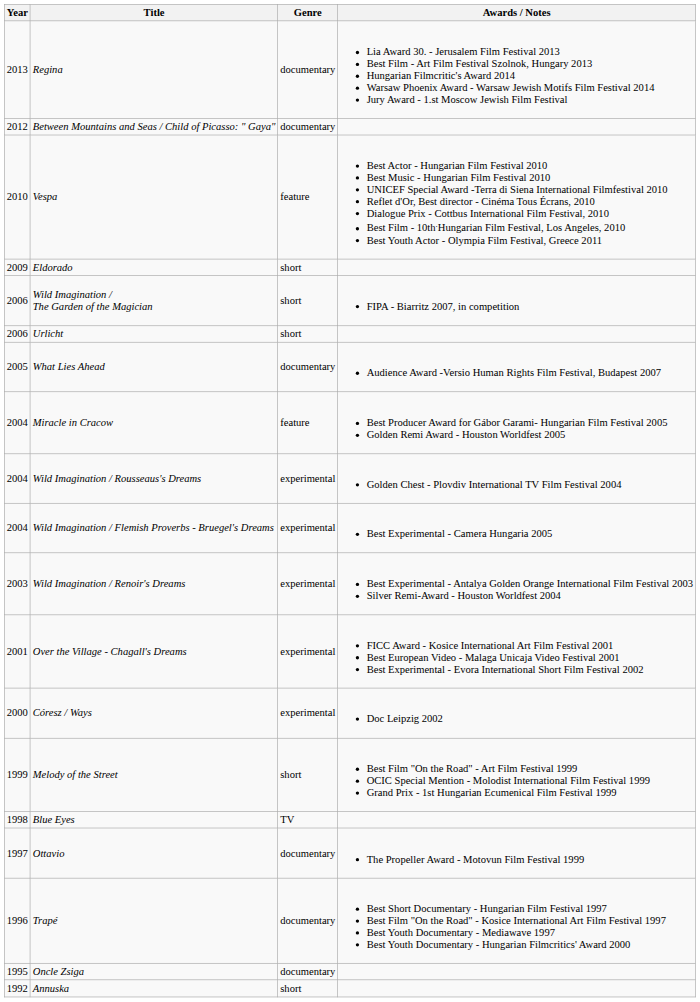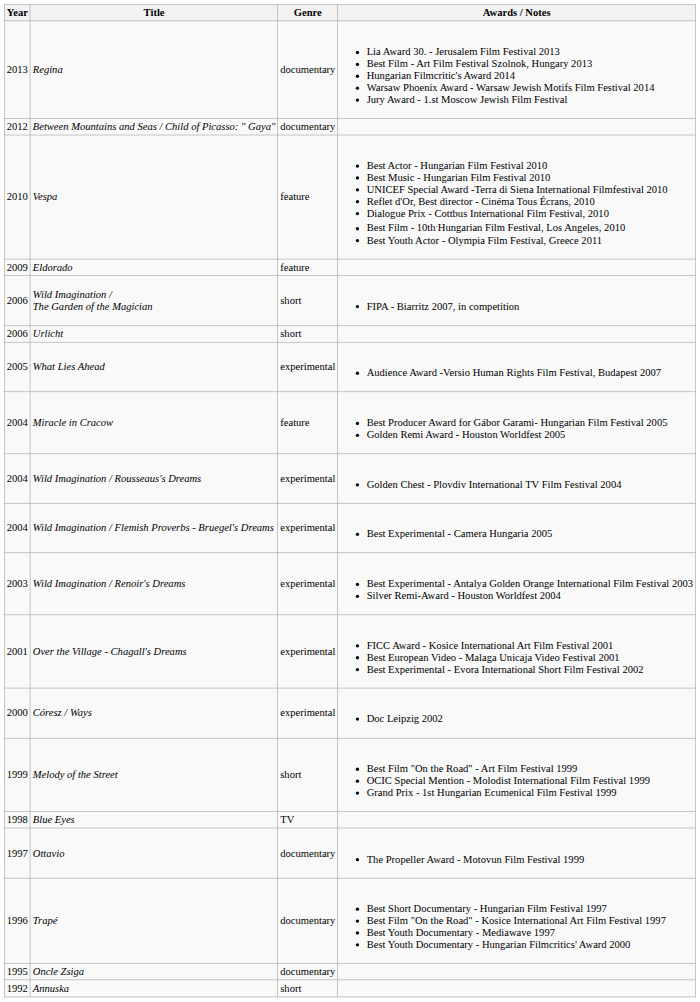(291, 267) short -> (295, 267) feature
(308, 367) documentary -> (308, 367) experimental
